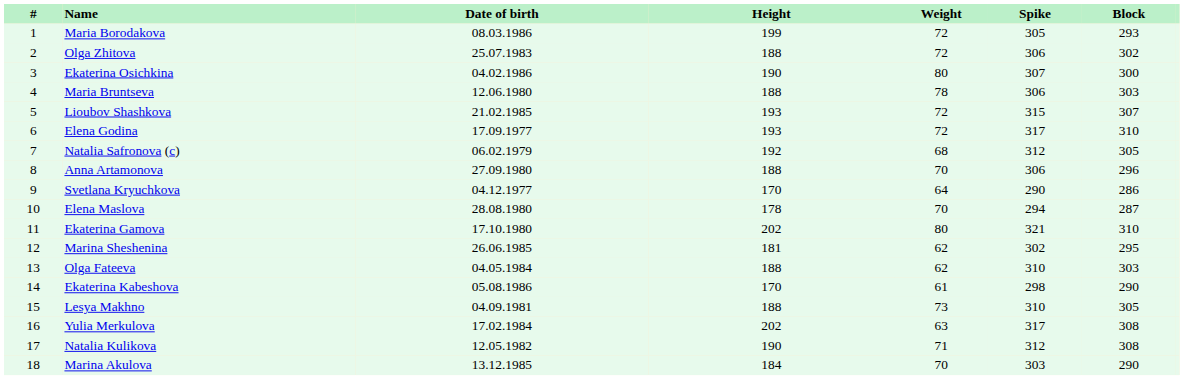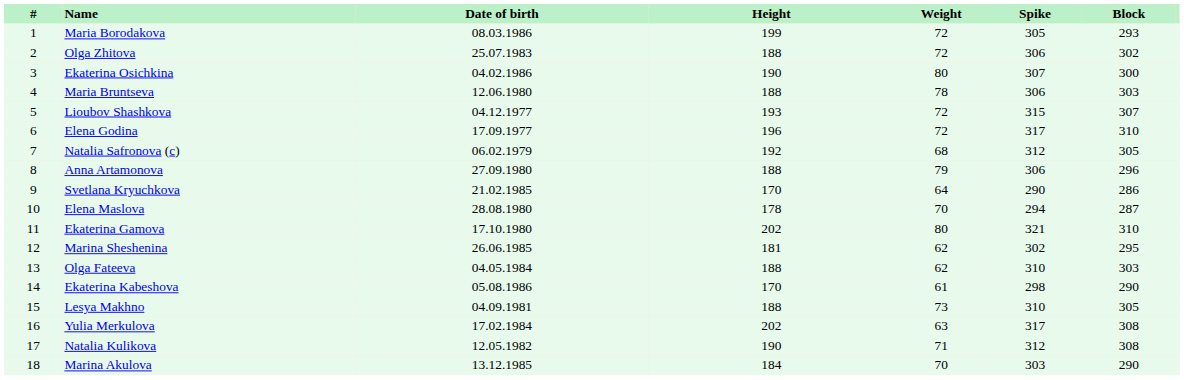(502, 111) 21.02.1985 -> (502, 111) 04.12.1977
(771, 130) 193 -> (771, 130) 196
(941, 170) 70 -> (941, 170) 79
(502, 189) 04.12.1977 -> (502, 189) 21.02.1985
